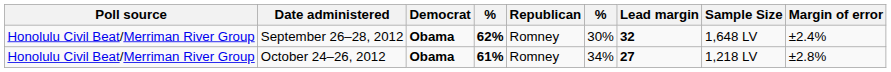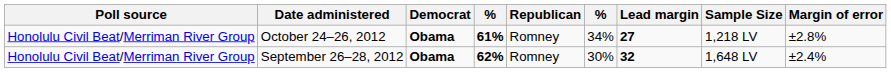rows swapped: (323, 57) <-> (332, 36)
